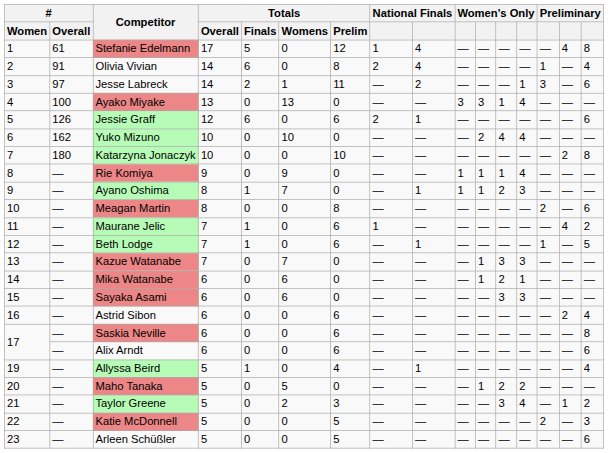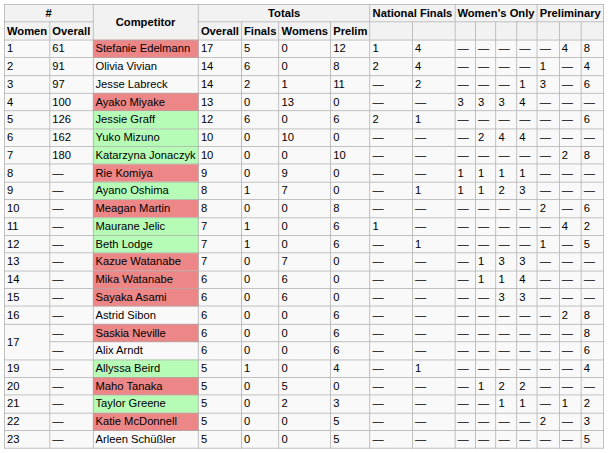(502, 102) 1 -> (502, 102) 3
(522, 173) 4 -> (522, 173) 1
(502, 279) 2 -> (502, 279) 1
(522, 279) 1 -> (522, 279) 4
(587, 315) 4 -> (587, 315) 8
(502, 404) 3 -> (502, 404) 1
(522, 404) 4 -> (522, 404) 1
(587, 439) 6 -> (587, 439) 5
